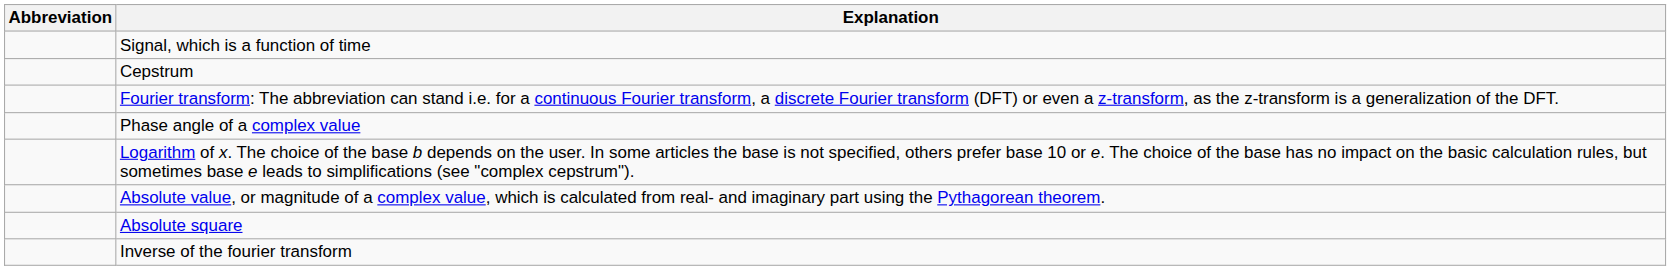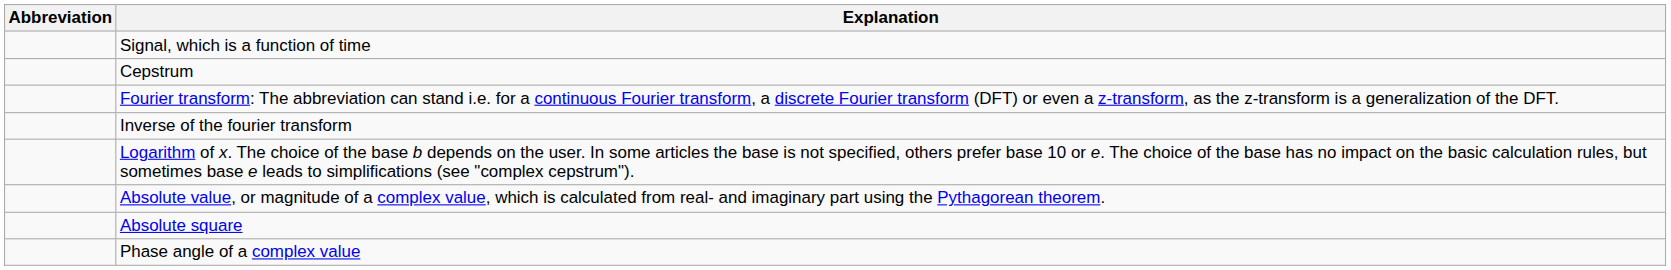rows swapped: (236, 252) <-> (240, 125)
